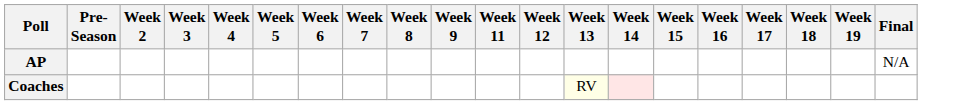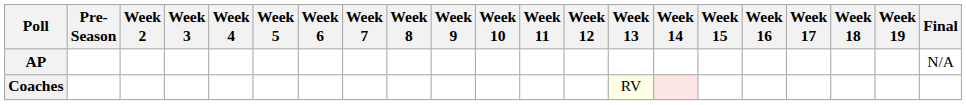+ column: (498, 26)
